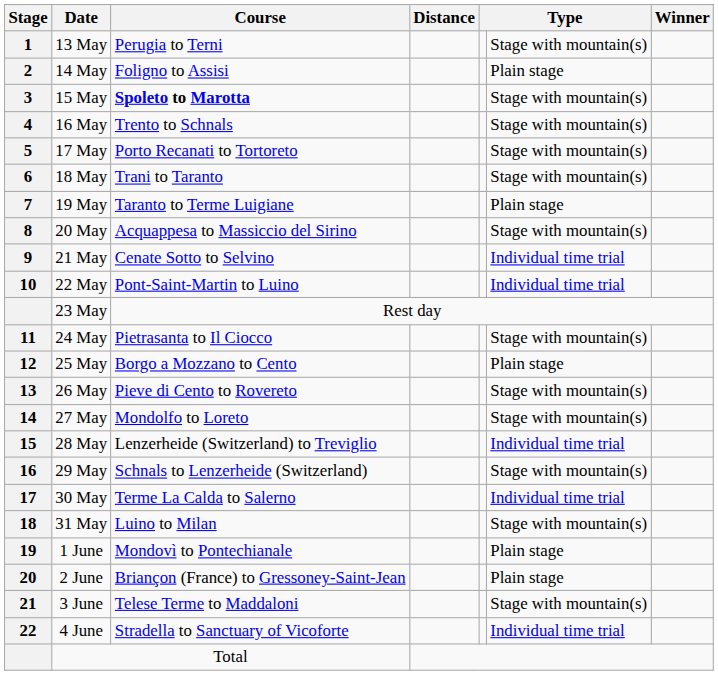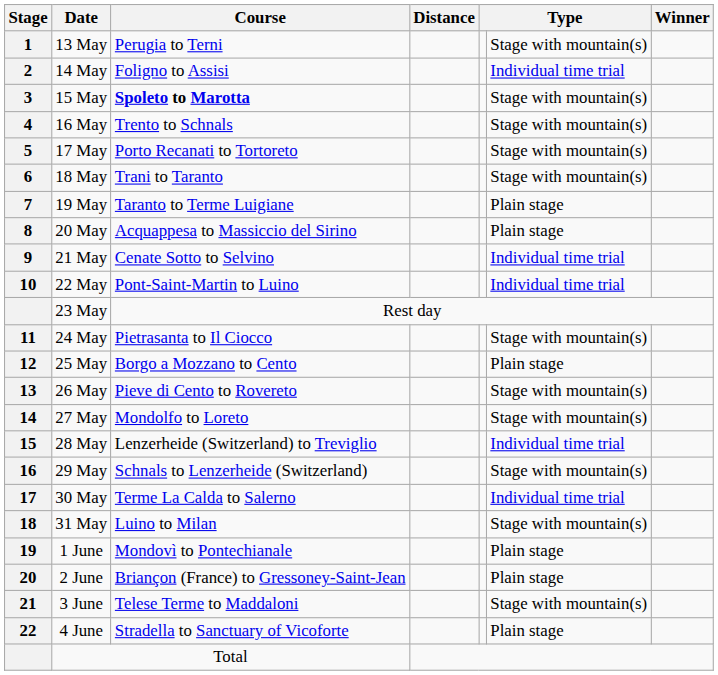(527, 71) Plain stage -> (558, 71) Individual time trial
(569, 230) Stage with mountain(s) -> (527, 230) Plain stage
(558, 630) Individual time trial -> (527, 630) Plain stage
